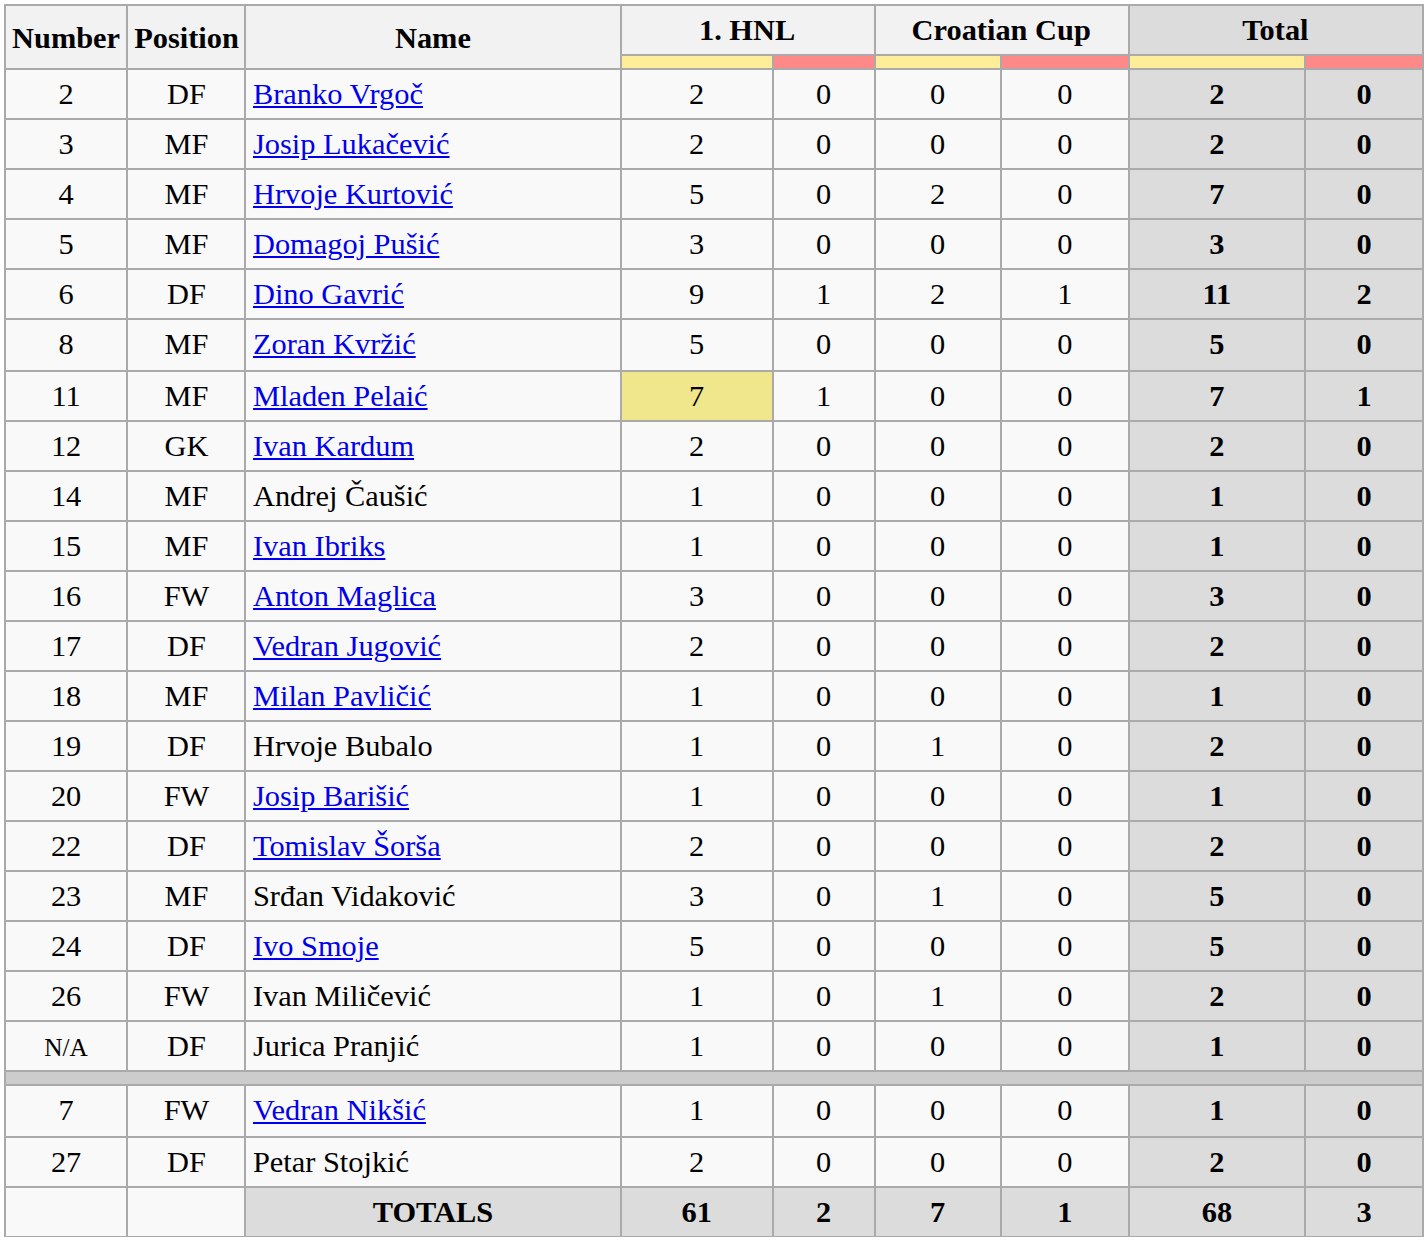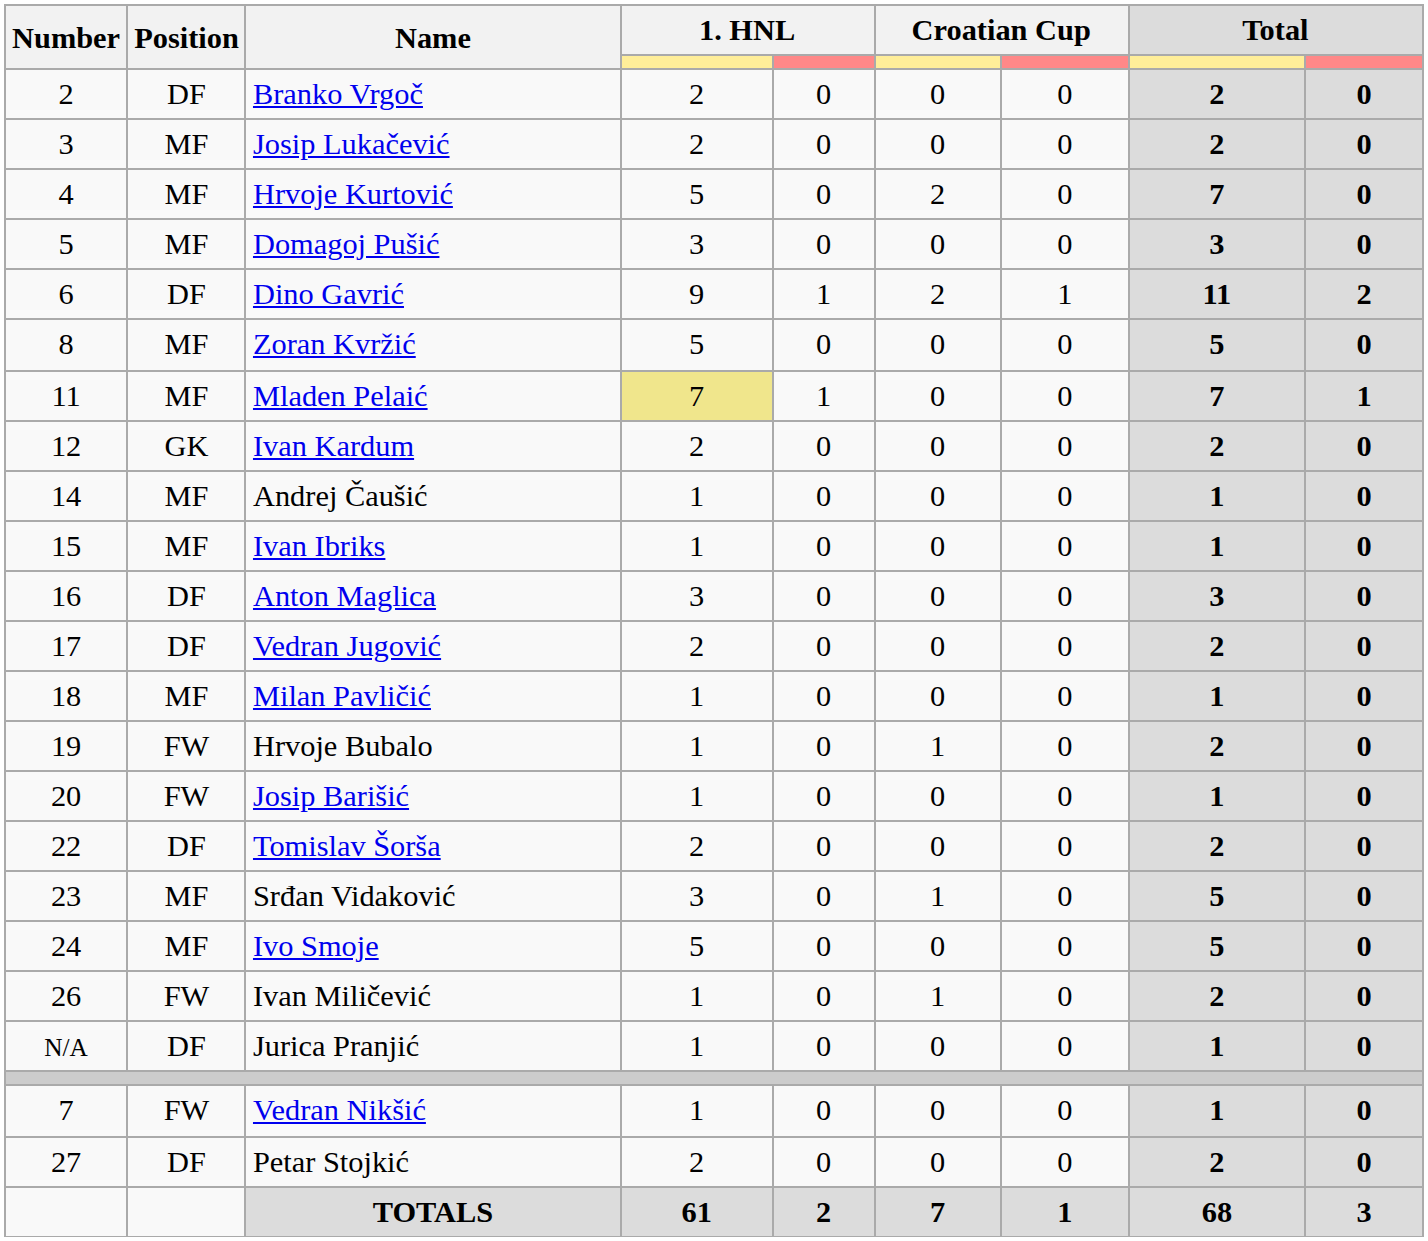(186, 595) FW -> (187, 595) DF
(187, 745) DF -> (186, 745) FW
(187, 946) DF -> (187, 946) MF
